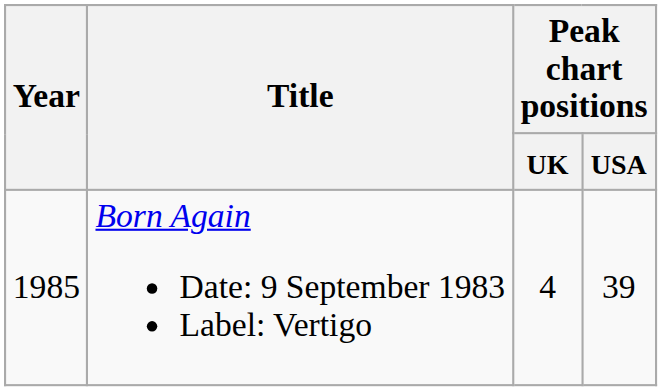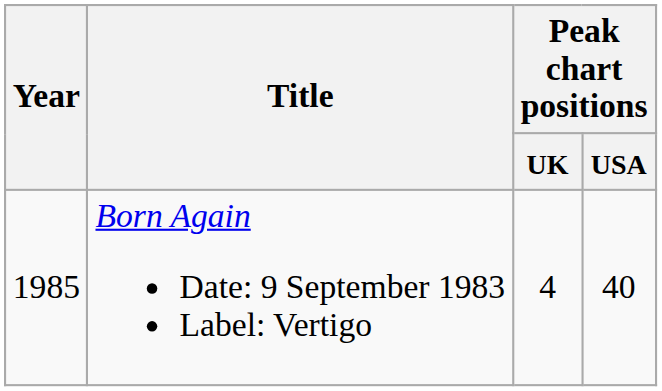(619, 287) 39 -> (619, 287) 40
